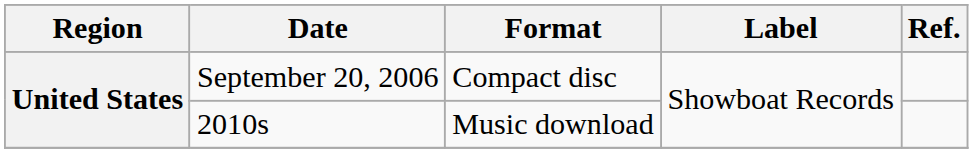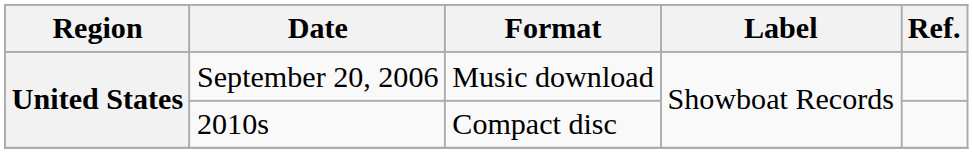(535, 76) Compact disc -> (553, 76) Music download
(553, 123) Music download -> (535, 123) Compact disc
